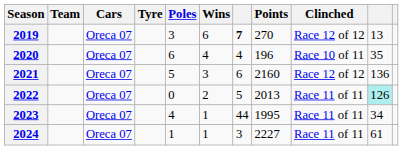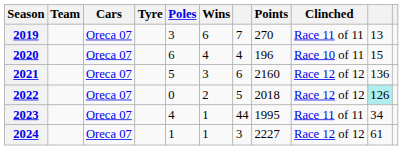(239, 34) bold -> (239, 34) normal
(329, 34) Race 12 of 12 -> (329, 34) Race 11 of 11
(377, 54) 35 -> (377, 54) 15
(267, 94) 2013 -> (267, 94) 2018
(329, 94) Race 11 of 11 -> (329, 94) Race 12 of 12
(329, 134) Race 11 of 11 -> (329, 134) Race 12 of 12
